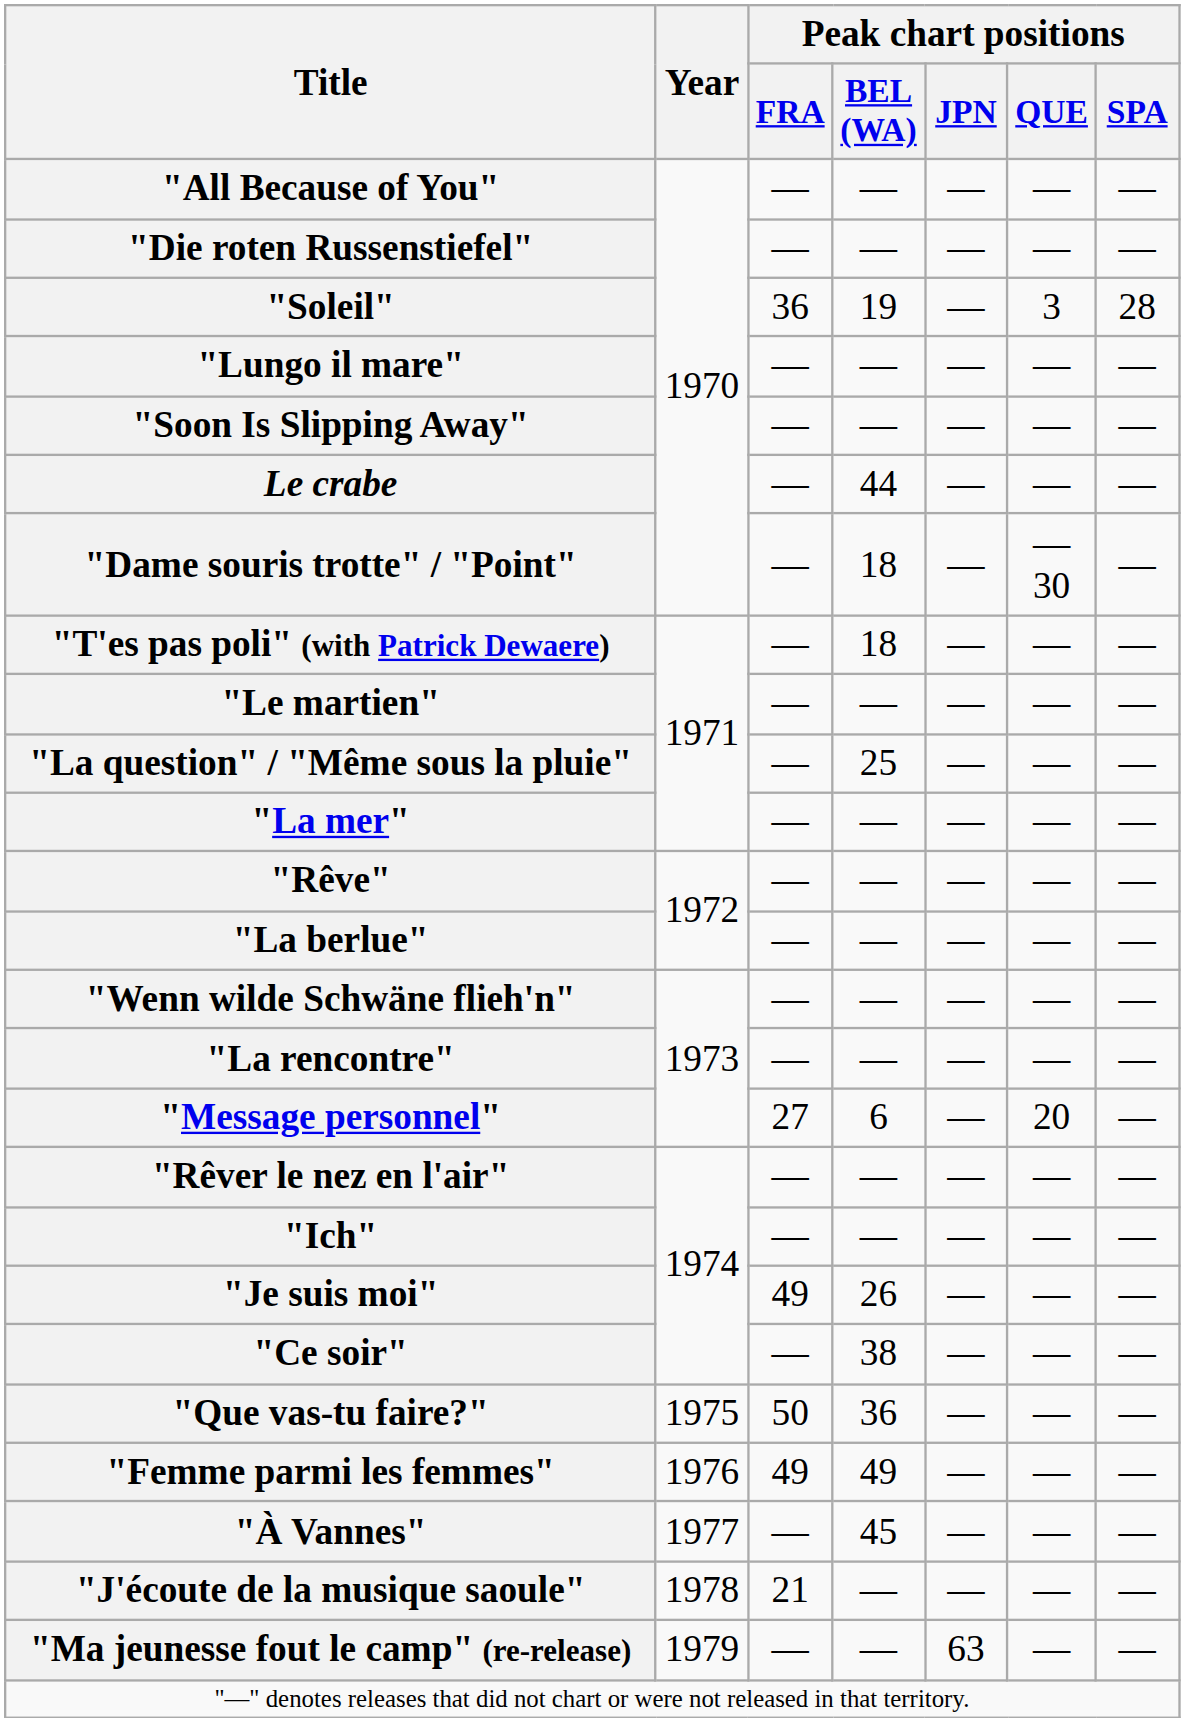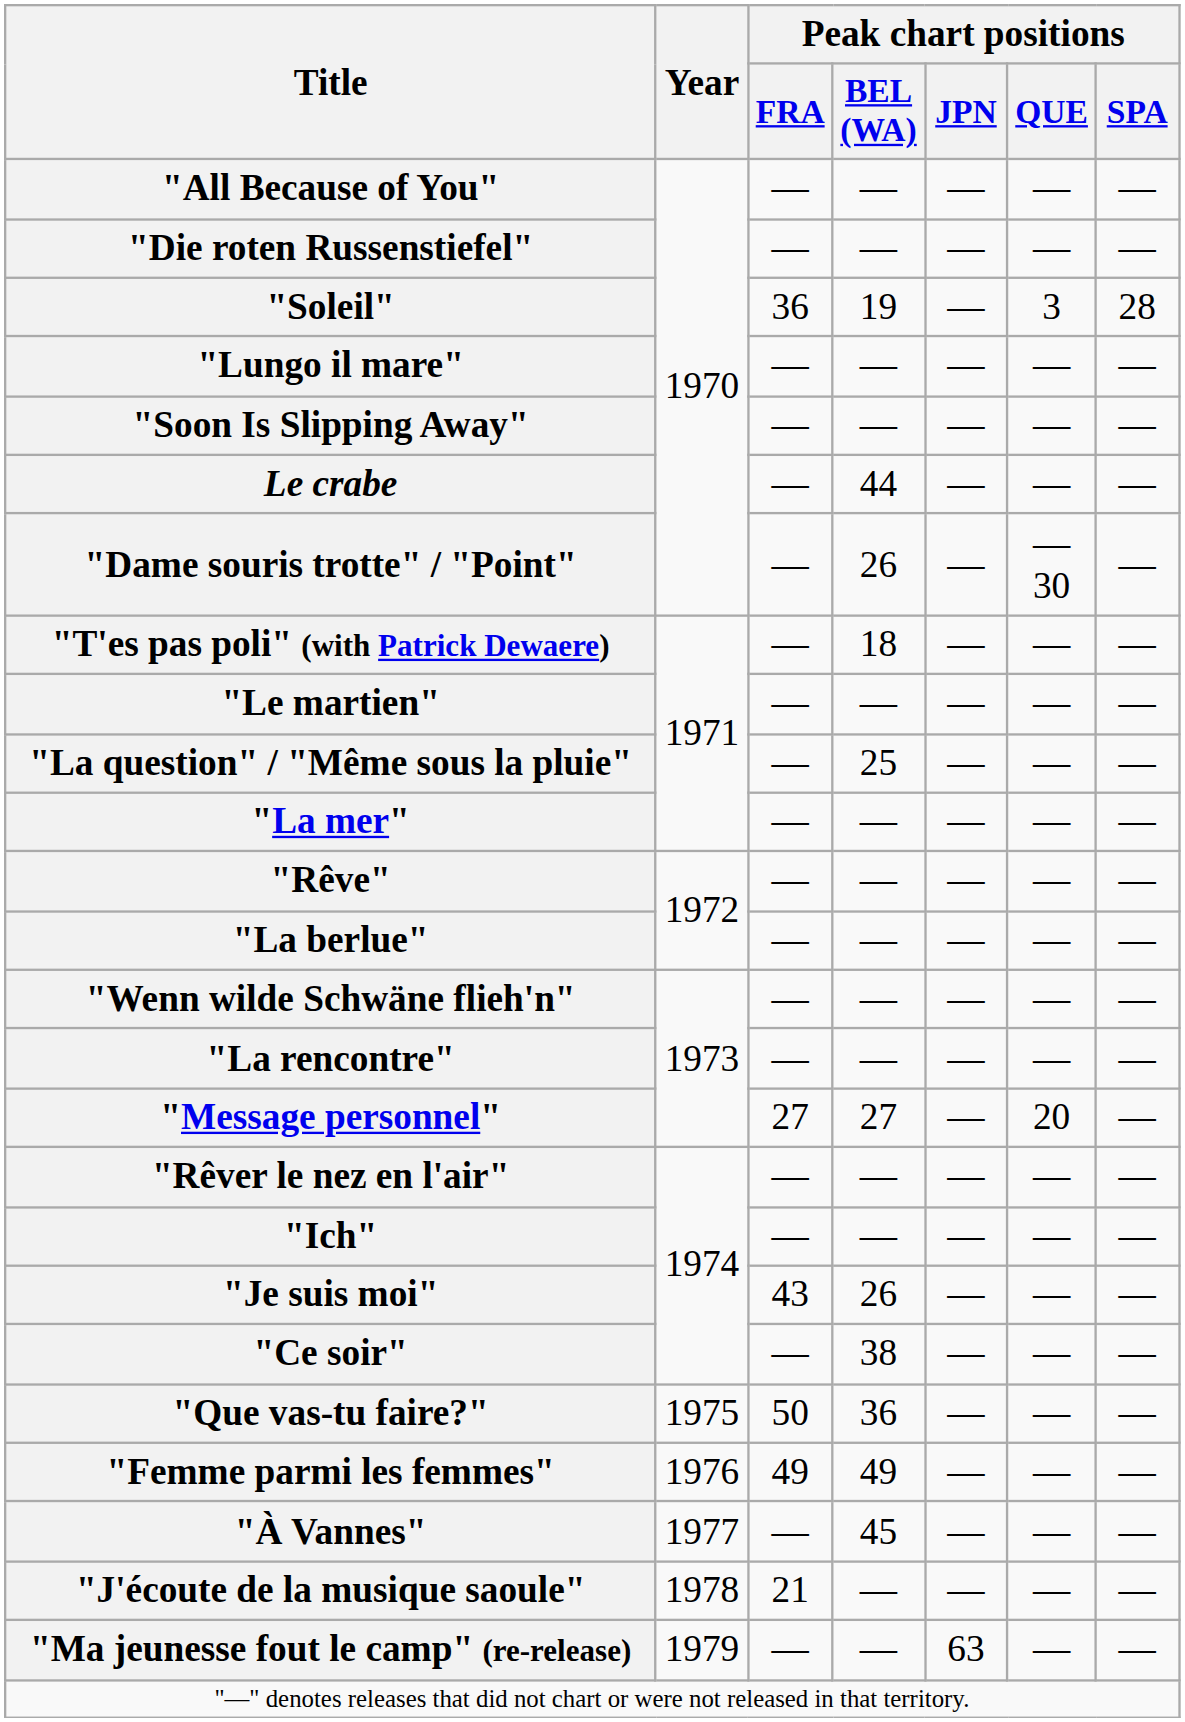(879, 563) 18 -> (879, 563) 26
(879, 1116) 6 -> (879, 1116) 27
(790, 1294) 49 -> (790, 1294) 43
